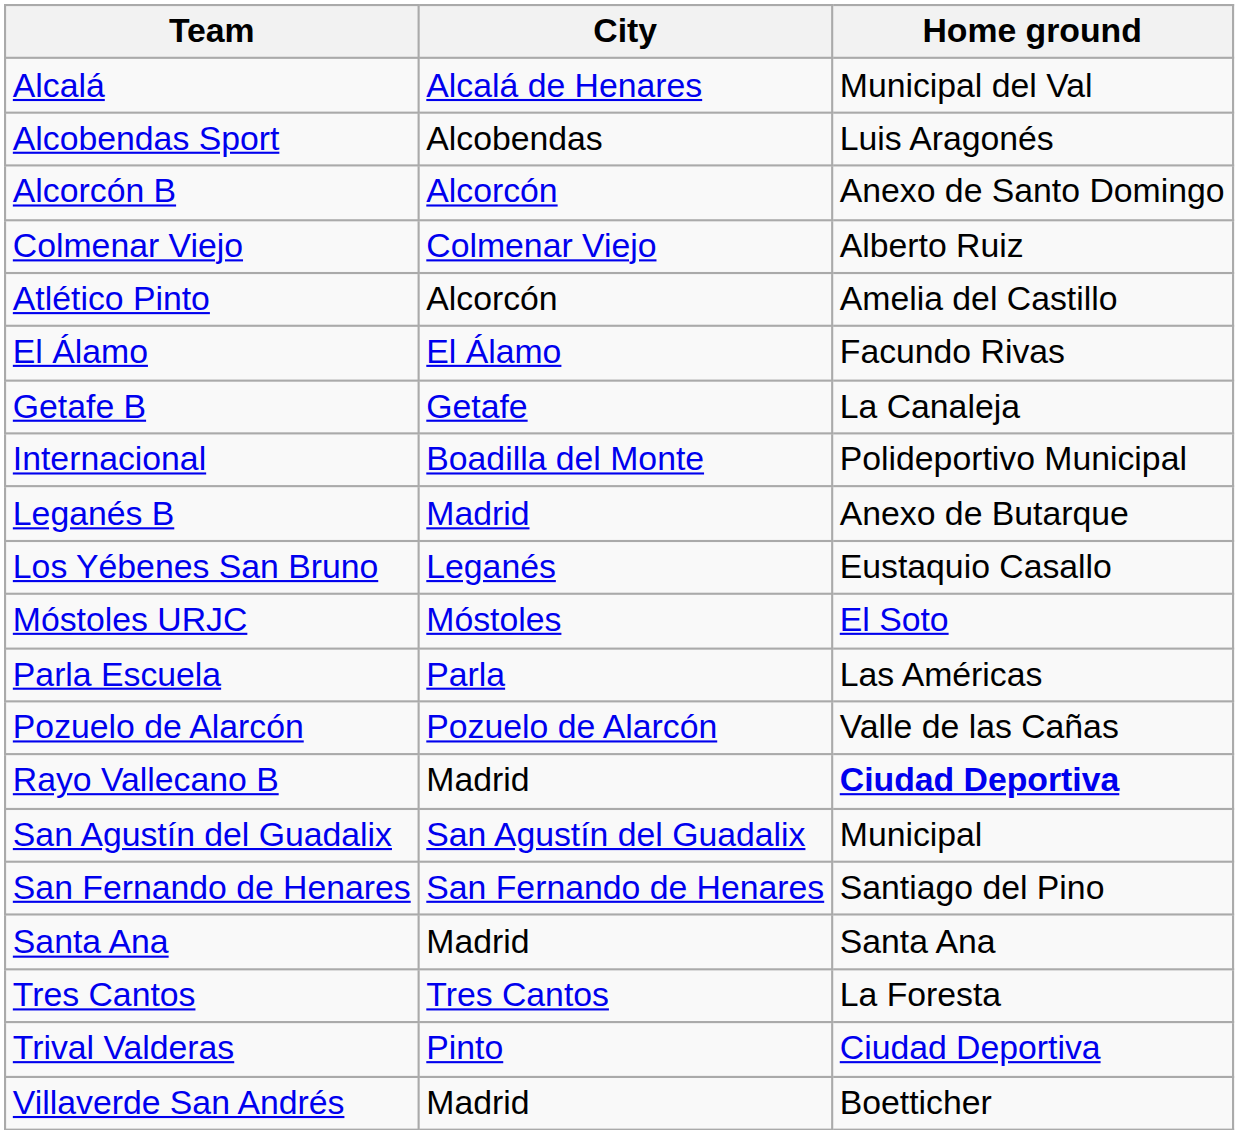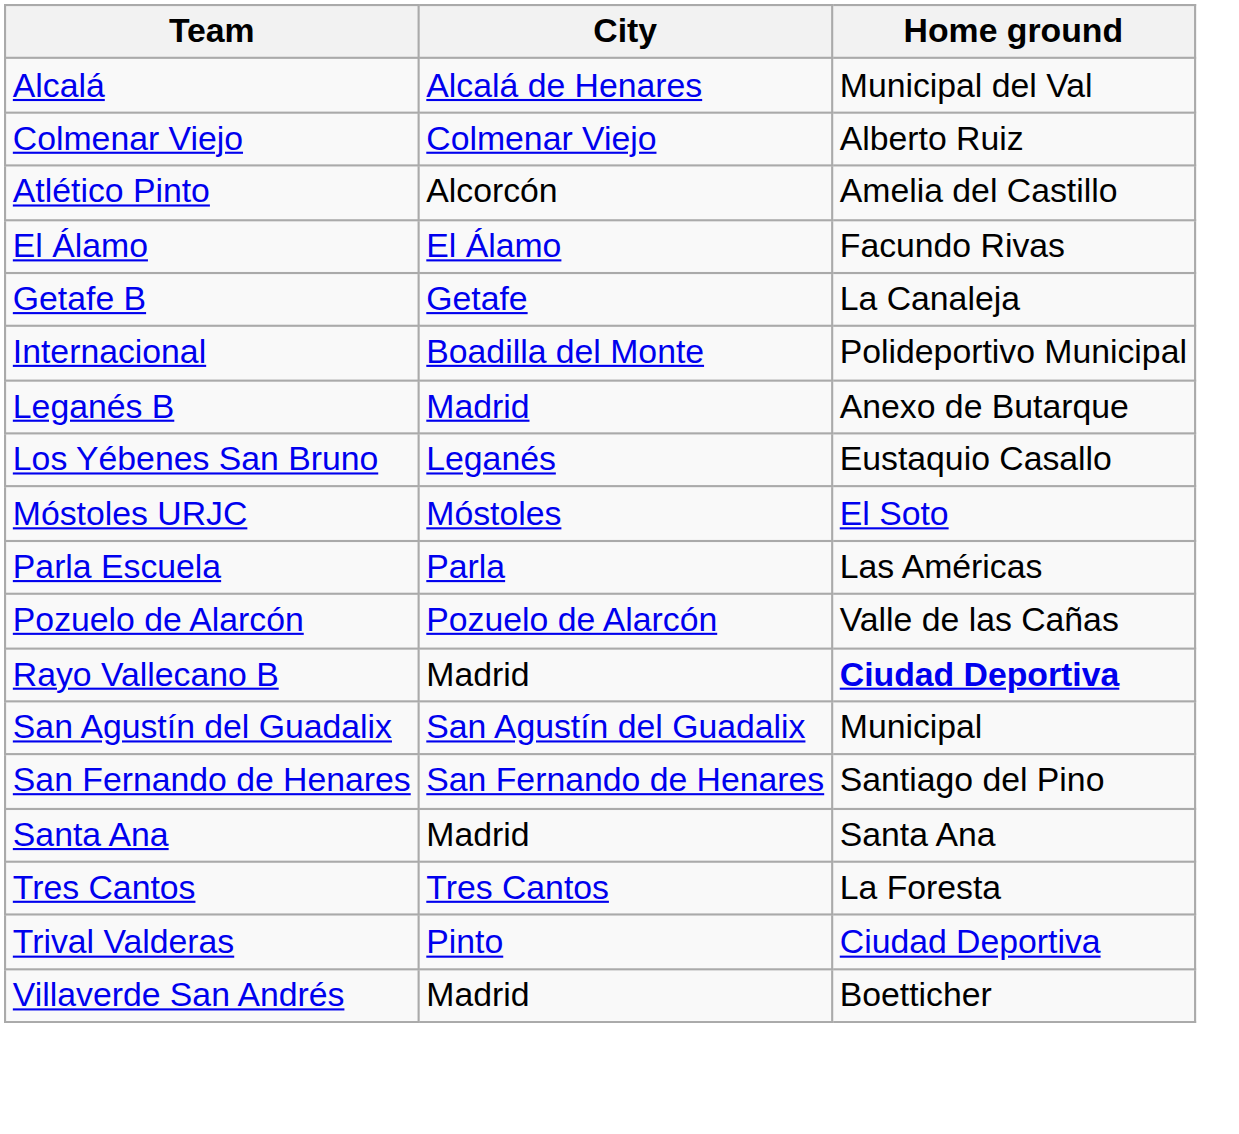- row: (146, 138)
- row: (94, 191)
